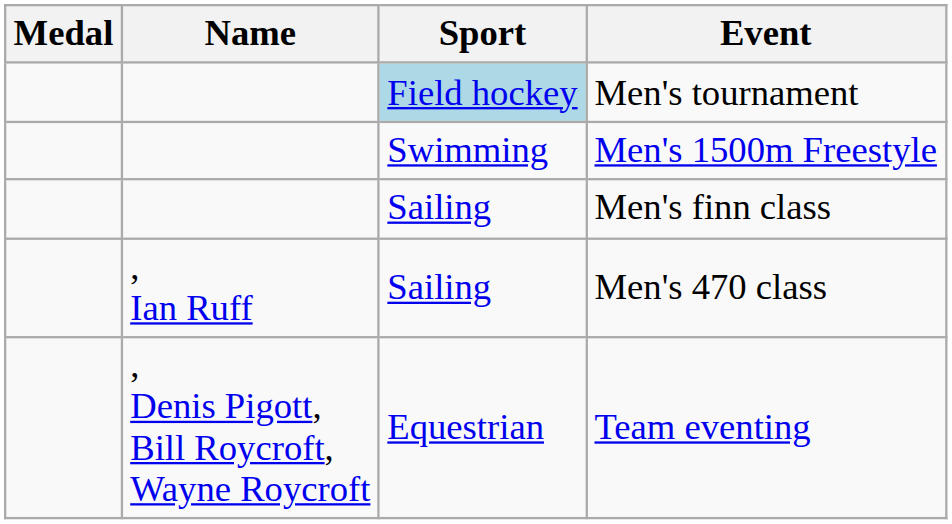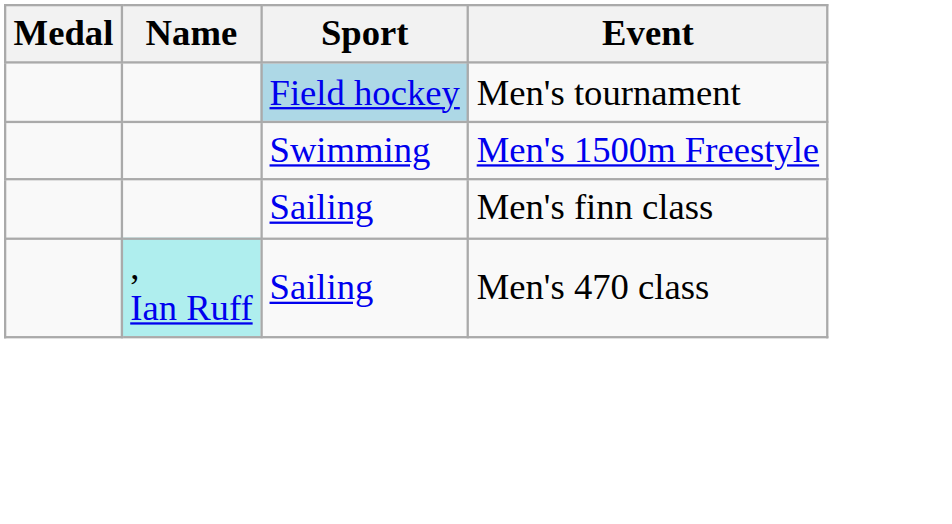(191, 286) no background -> (191, 286) paleturquoise background
- row: (703, 427)
